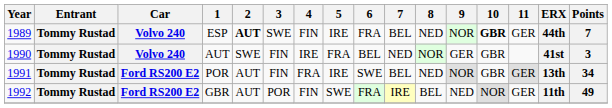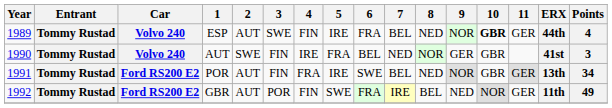(248, 33) bold -> (248, 33) normal
(588, 33) 7 -> (588, 33) 4
